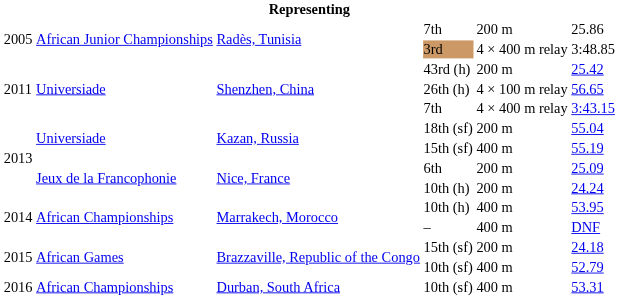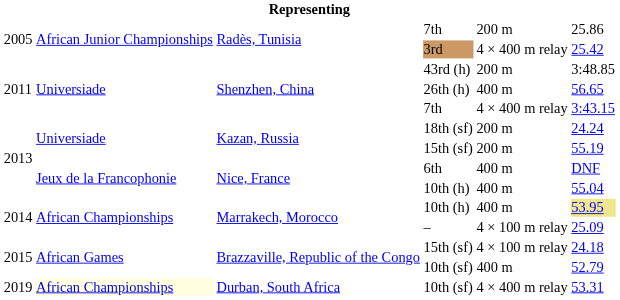(593, 49) 3:48.85 -> (588, 49) 25.42
(588, 69) 25.42 -> (593, 69) 3:48.85
(522, 89) 4 × 100 m relay -> (495, 89) 400 m
(588, 128) 55.04 -> (588, 128) 24.24
(495, 148) 400 m -> (495, 148) 200 m
(495, 168) 200 m -> (495, 168) 400 m
(588, 168) 25.09 -> (586, 168) DNF
(495, 188) 200 m -> (495, 188) 400 m
(588, 188) 24.24 -> (588, 188) 55.04
(588, 207) no background -> (588, 207) khaki background
(495, 227) 400 m -> (522, 227) 4 × 100 m relay
(586, 227) DNF -> (588, 227) 25.09
(495, 247) 200 m -> (522, 247) 4 × 100 m relay
(18, 287) 2016 -> (18, 287) 2019
(105, 287) no background -> (105, 287) lightyellow background
(495, 287) 400 m -> (522, 287) 4 × 400 m relay
